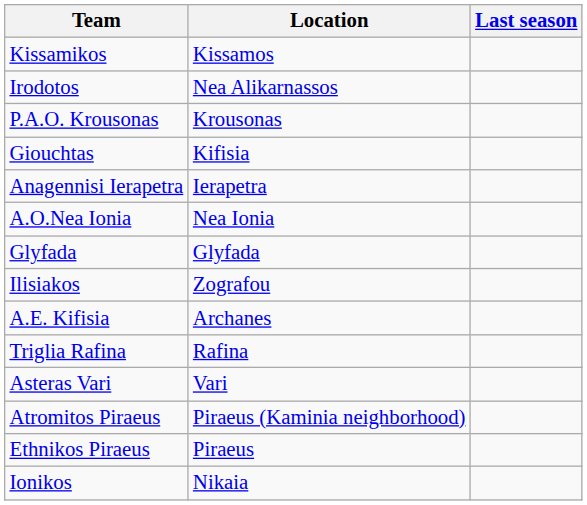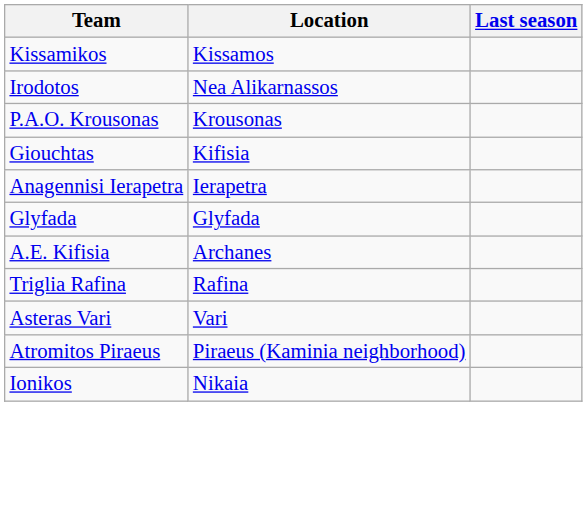- row: (70, 218)
- row: (45, 284)
- row: (80, 449)
